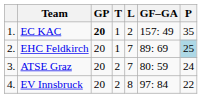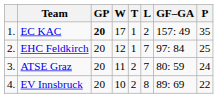+ column: (120, 13)
(154, 48) 89: 69 -> (170, 48) 97: 84
(188, 48) lightblue background -> (205, 48) no background
(154, 84) 97: 84 -> (170, 84) 89: 69
